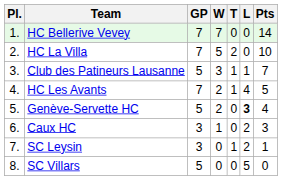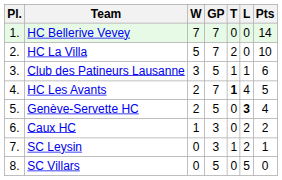columns swapped: (199, 14) <-> (219, 14)
(265, 71) 7 -> (265, 71) 6
(234, 90) normal -> (234, 90) bold
(265, 128) 3 -> (265, 128) 2
